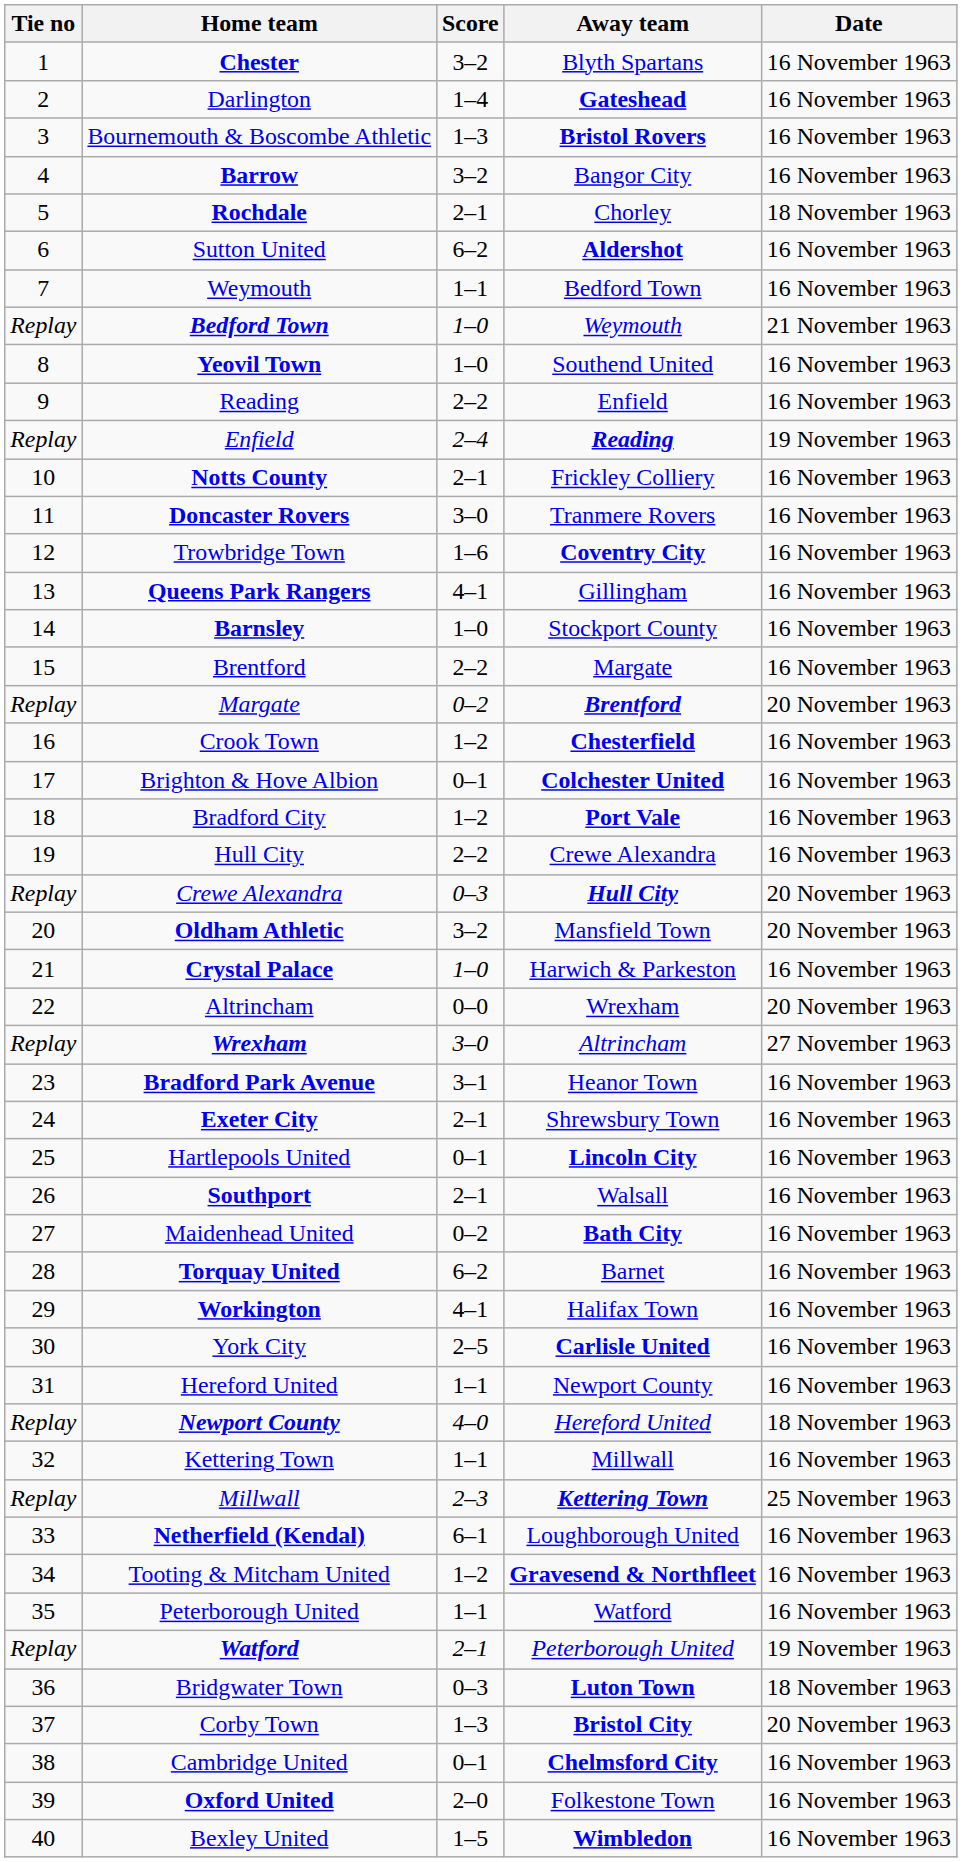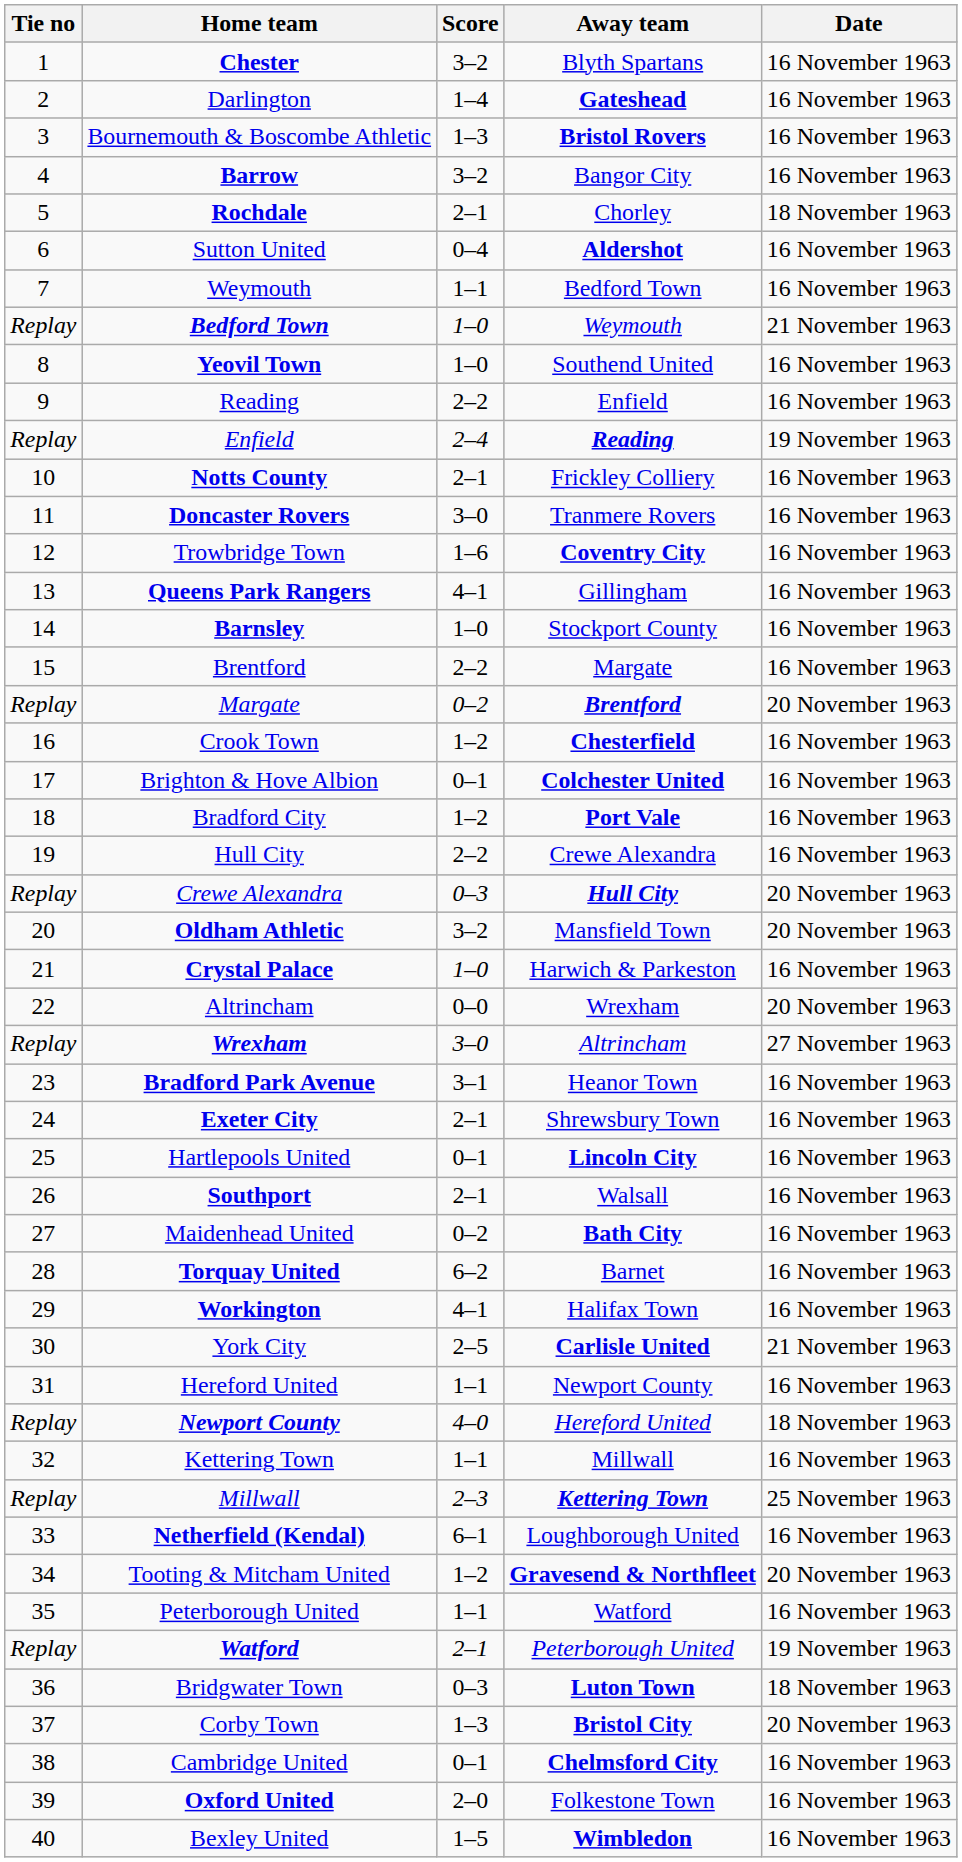(470, 250) 6–2 -> (470, 250) 0–4
(859, 1346) 16 November 1963 -> (859, 1346) 21 November 1963
(859, 1573) 16 November 1963 -> (859, 1573) 20 November 1963
